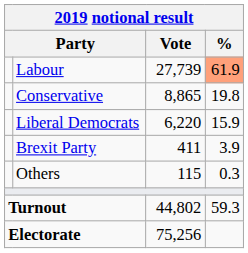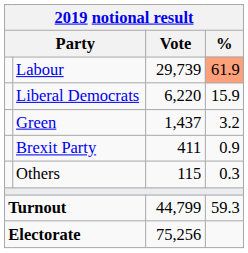(179, 69) 27,739 -> (179, 69) 29,739
- row: (60, 95)
+ row: (36, 122)
(230, 148) 3.9 -> (230, 148) 0.9
(179, 208) 44,802 -> (179, 208) 44,799
